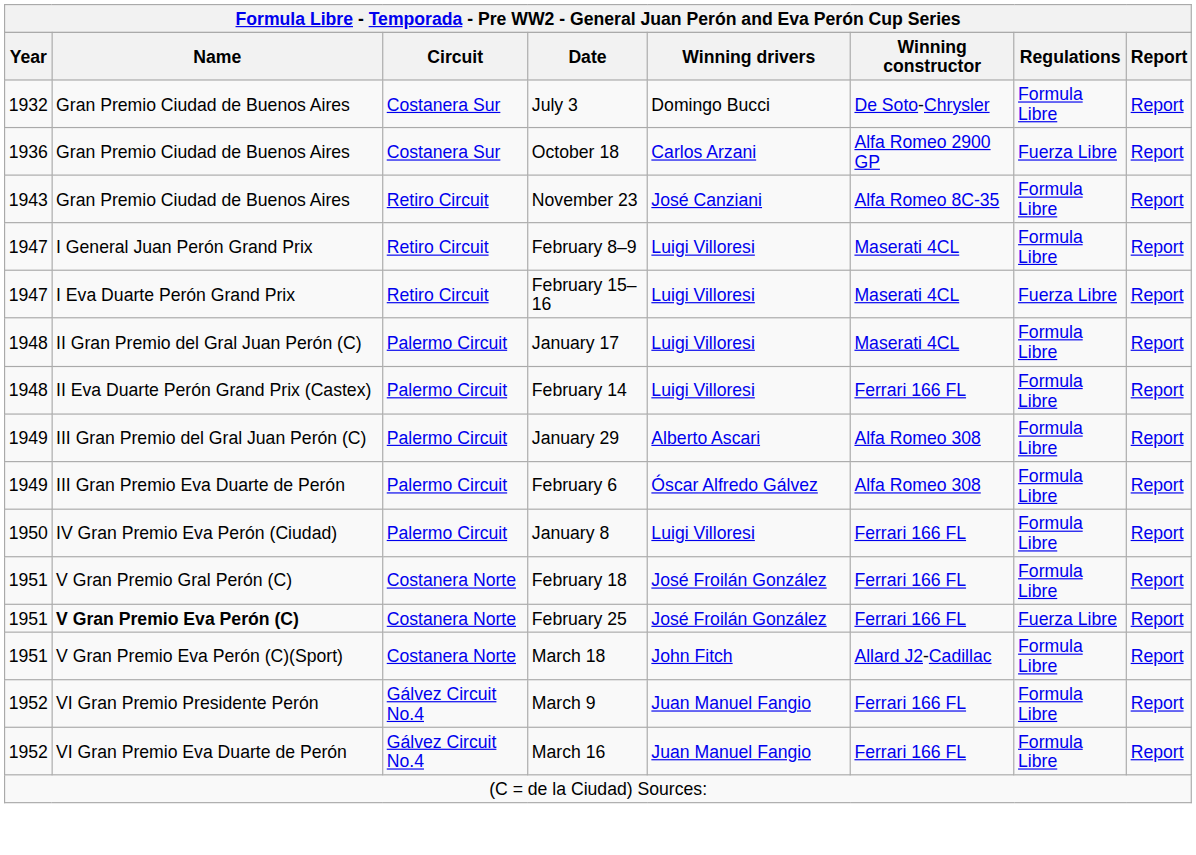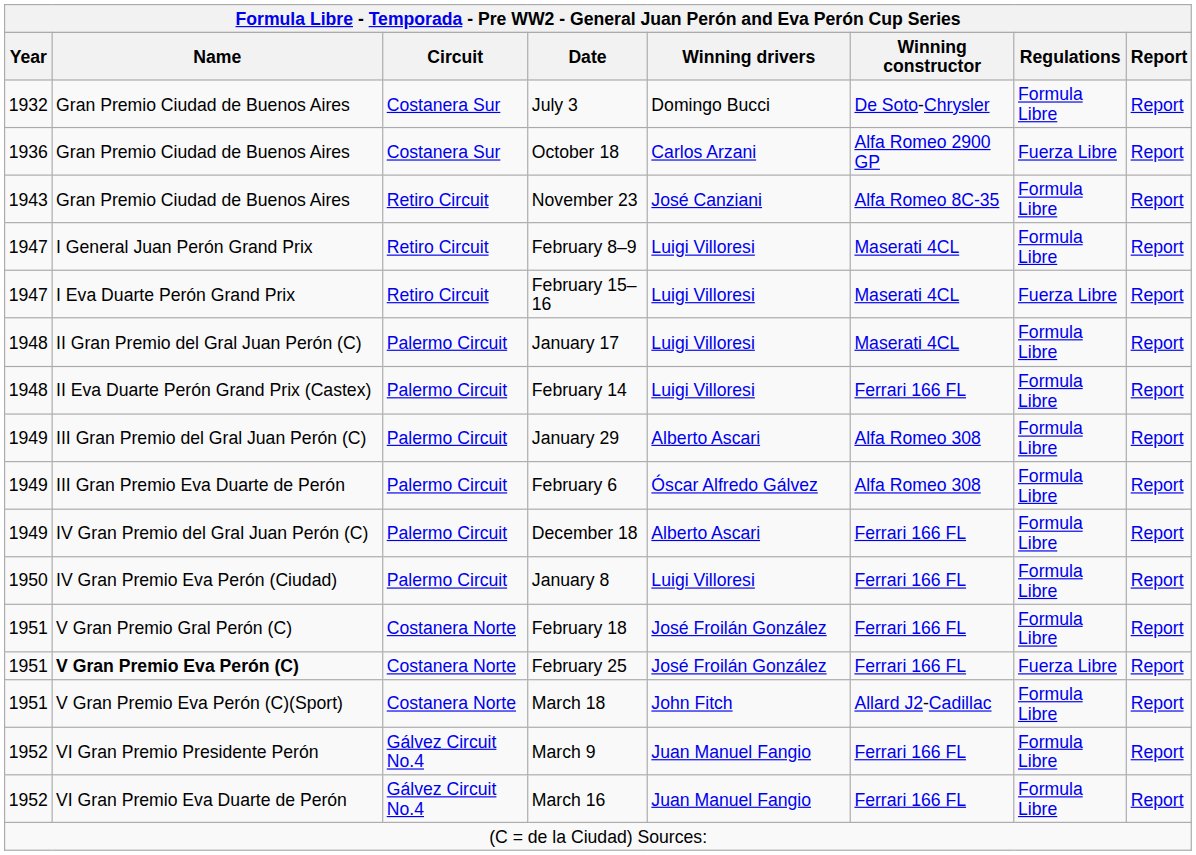+ row: (585, 533)
